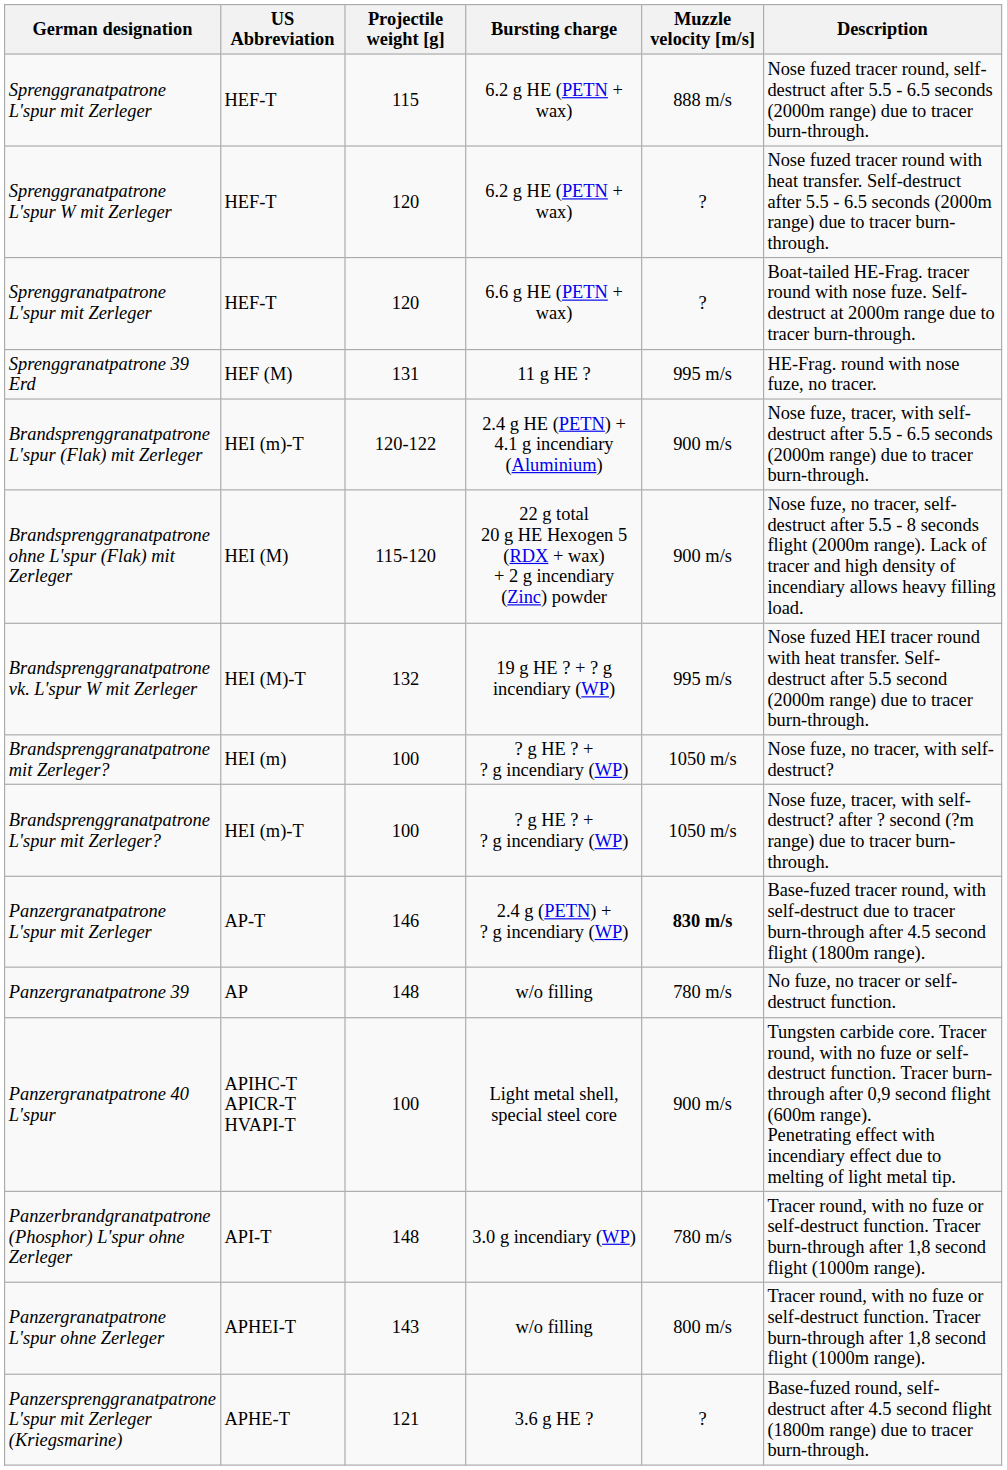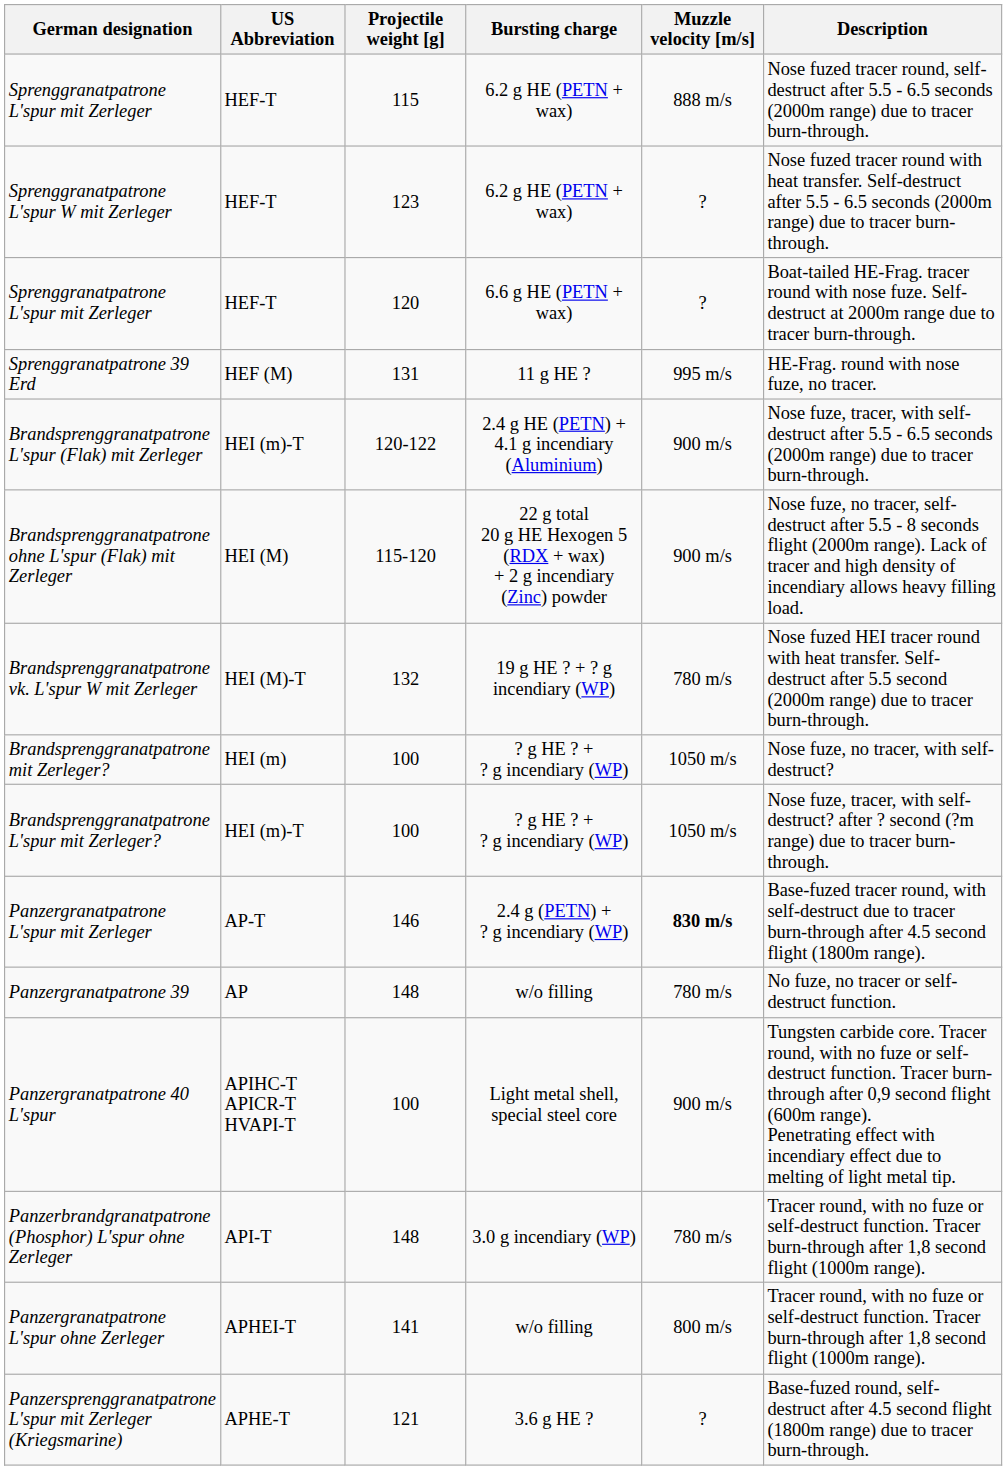(406, 201) 120 -> (406, 201) 123
(703, 678) 995 m/s -> (703, 678) 780 m/s
(406, 1328) 143 -> (406, 1328) 141
